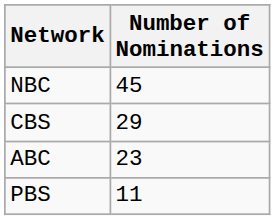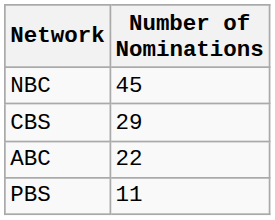(129, 159) 23 -> (129, 159) 22
